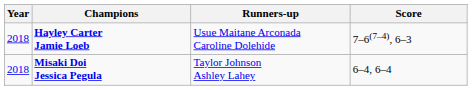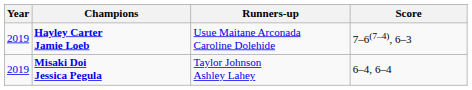(18, 38) 2018 -> (18, 38) 2019
(18, 70) 2018 -> (18, 70) 2019
